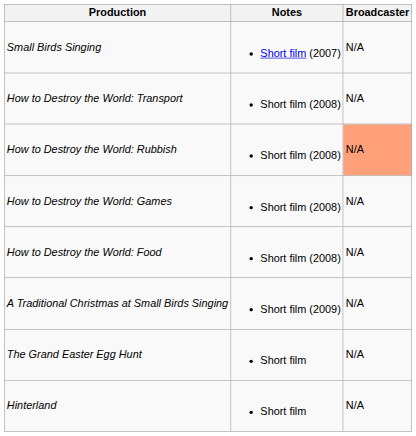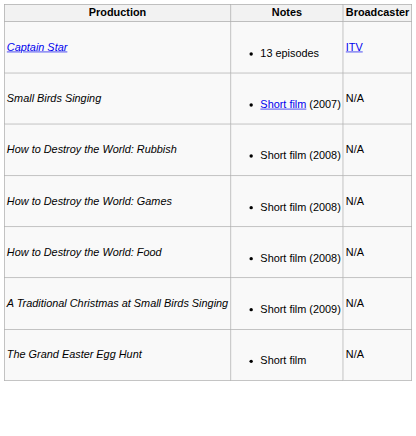+ row: (37, 47)
- row: (95, 98)
(355, 149) lightsalmon background -> (355, 149) no background
- row: (32, 406)
